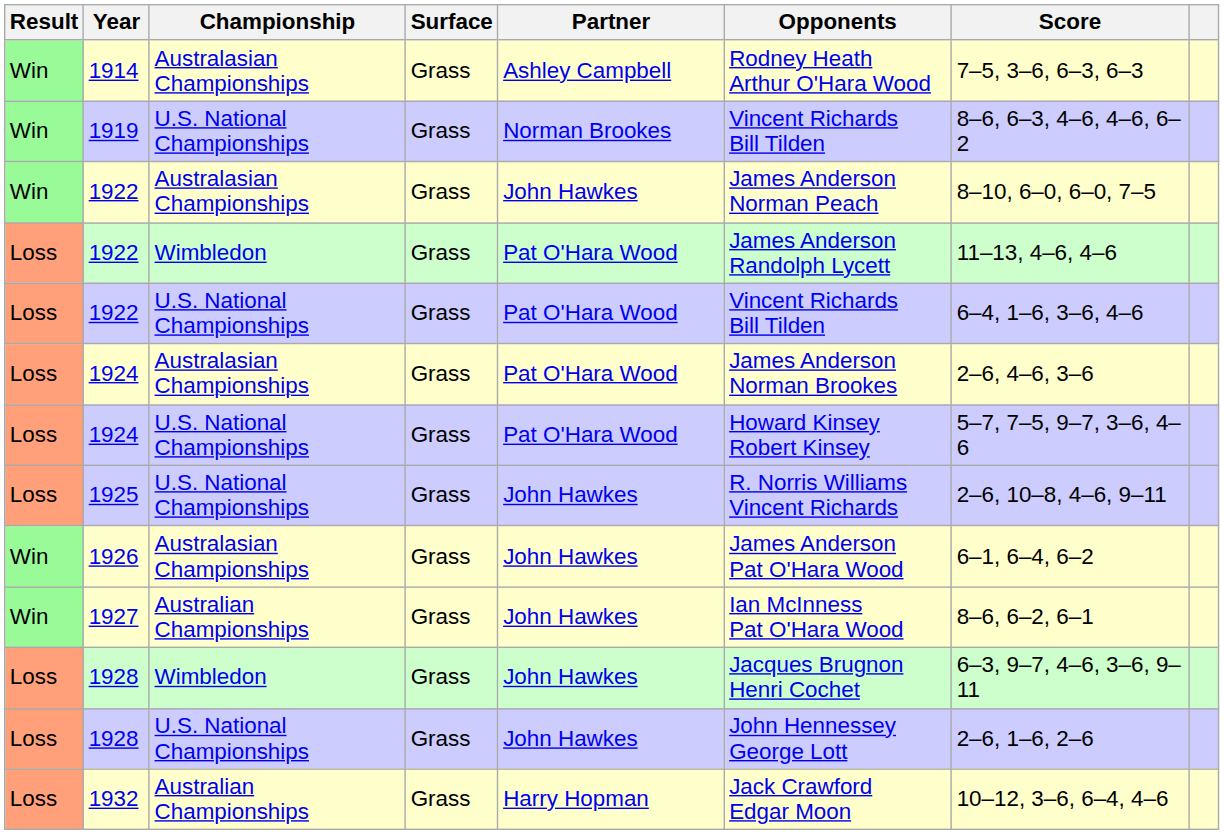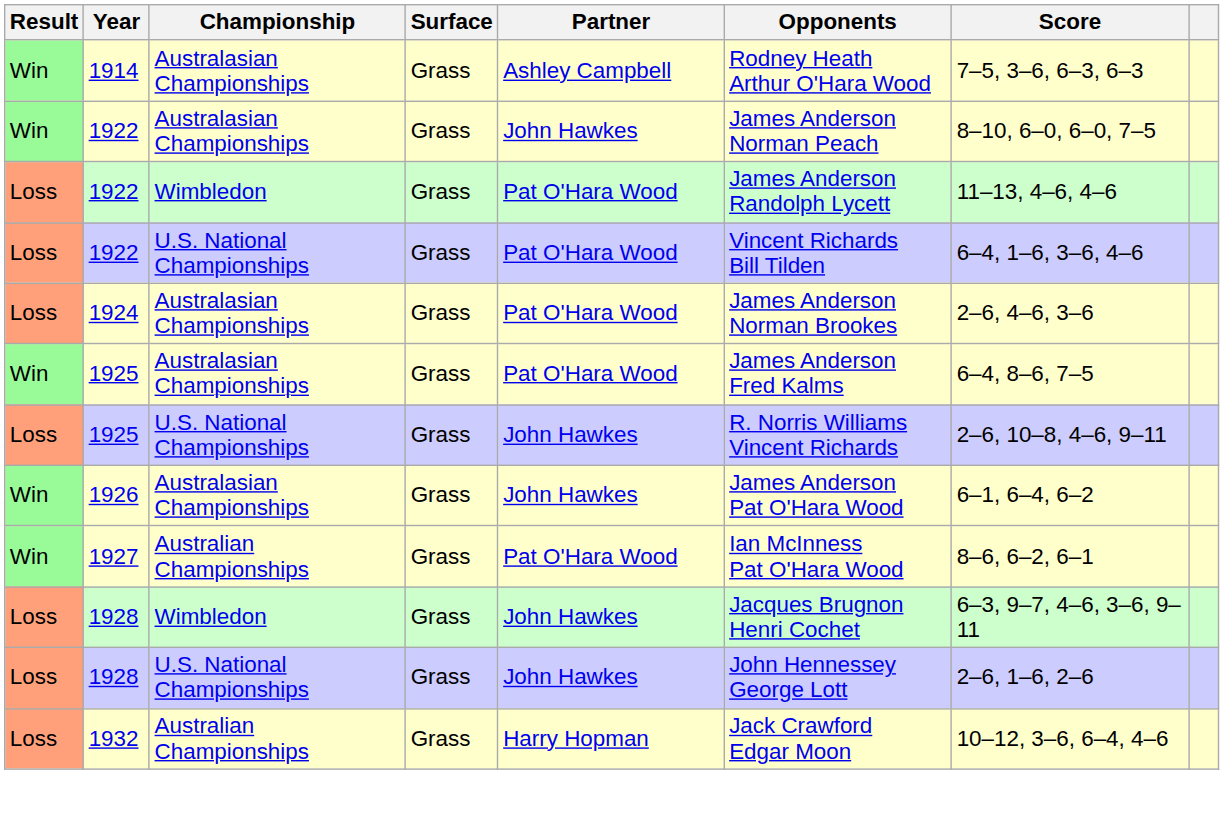- row: (114, 131)
- row: (114, 434)
+ row: (114, 374)
(570, 616) John Hawkes -> (590, 556) Pat O'Hara Wood
